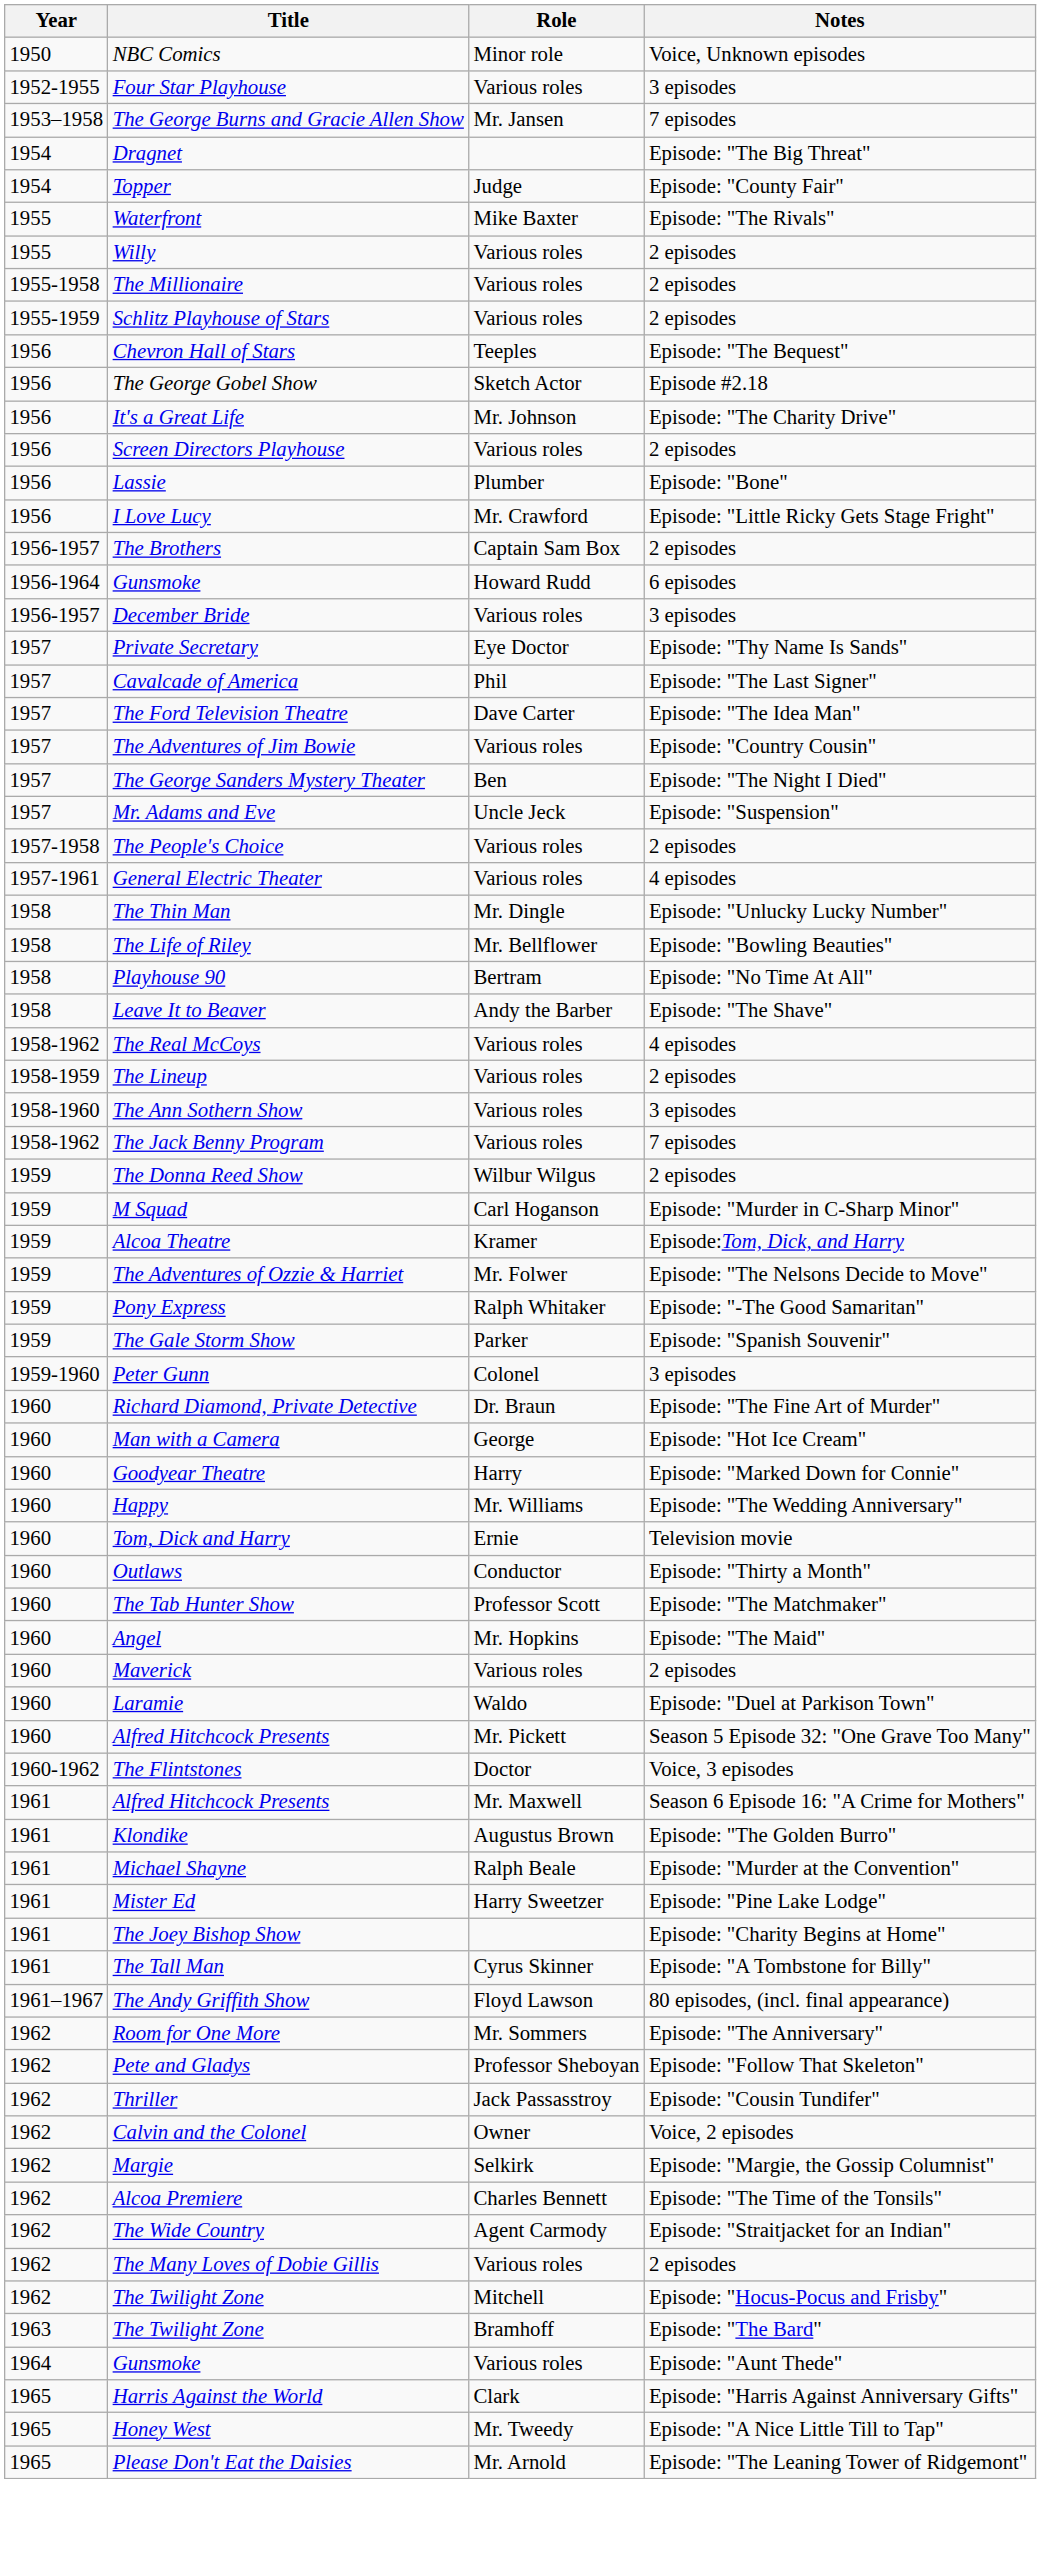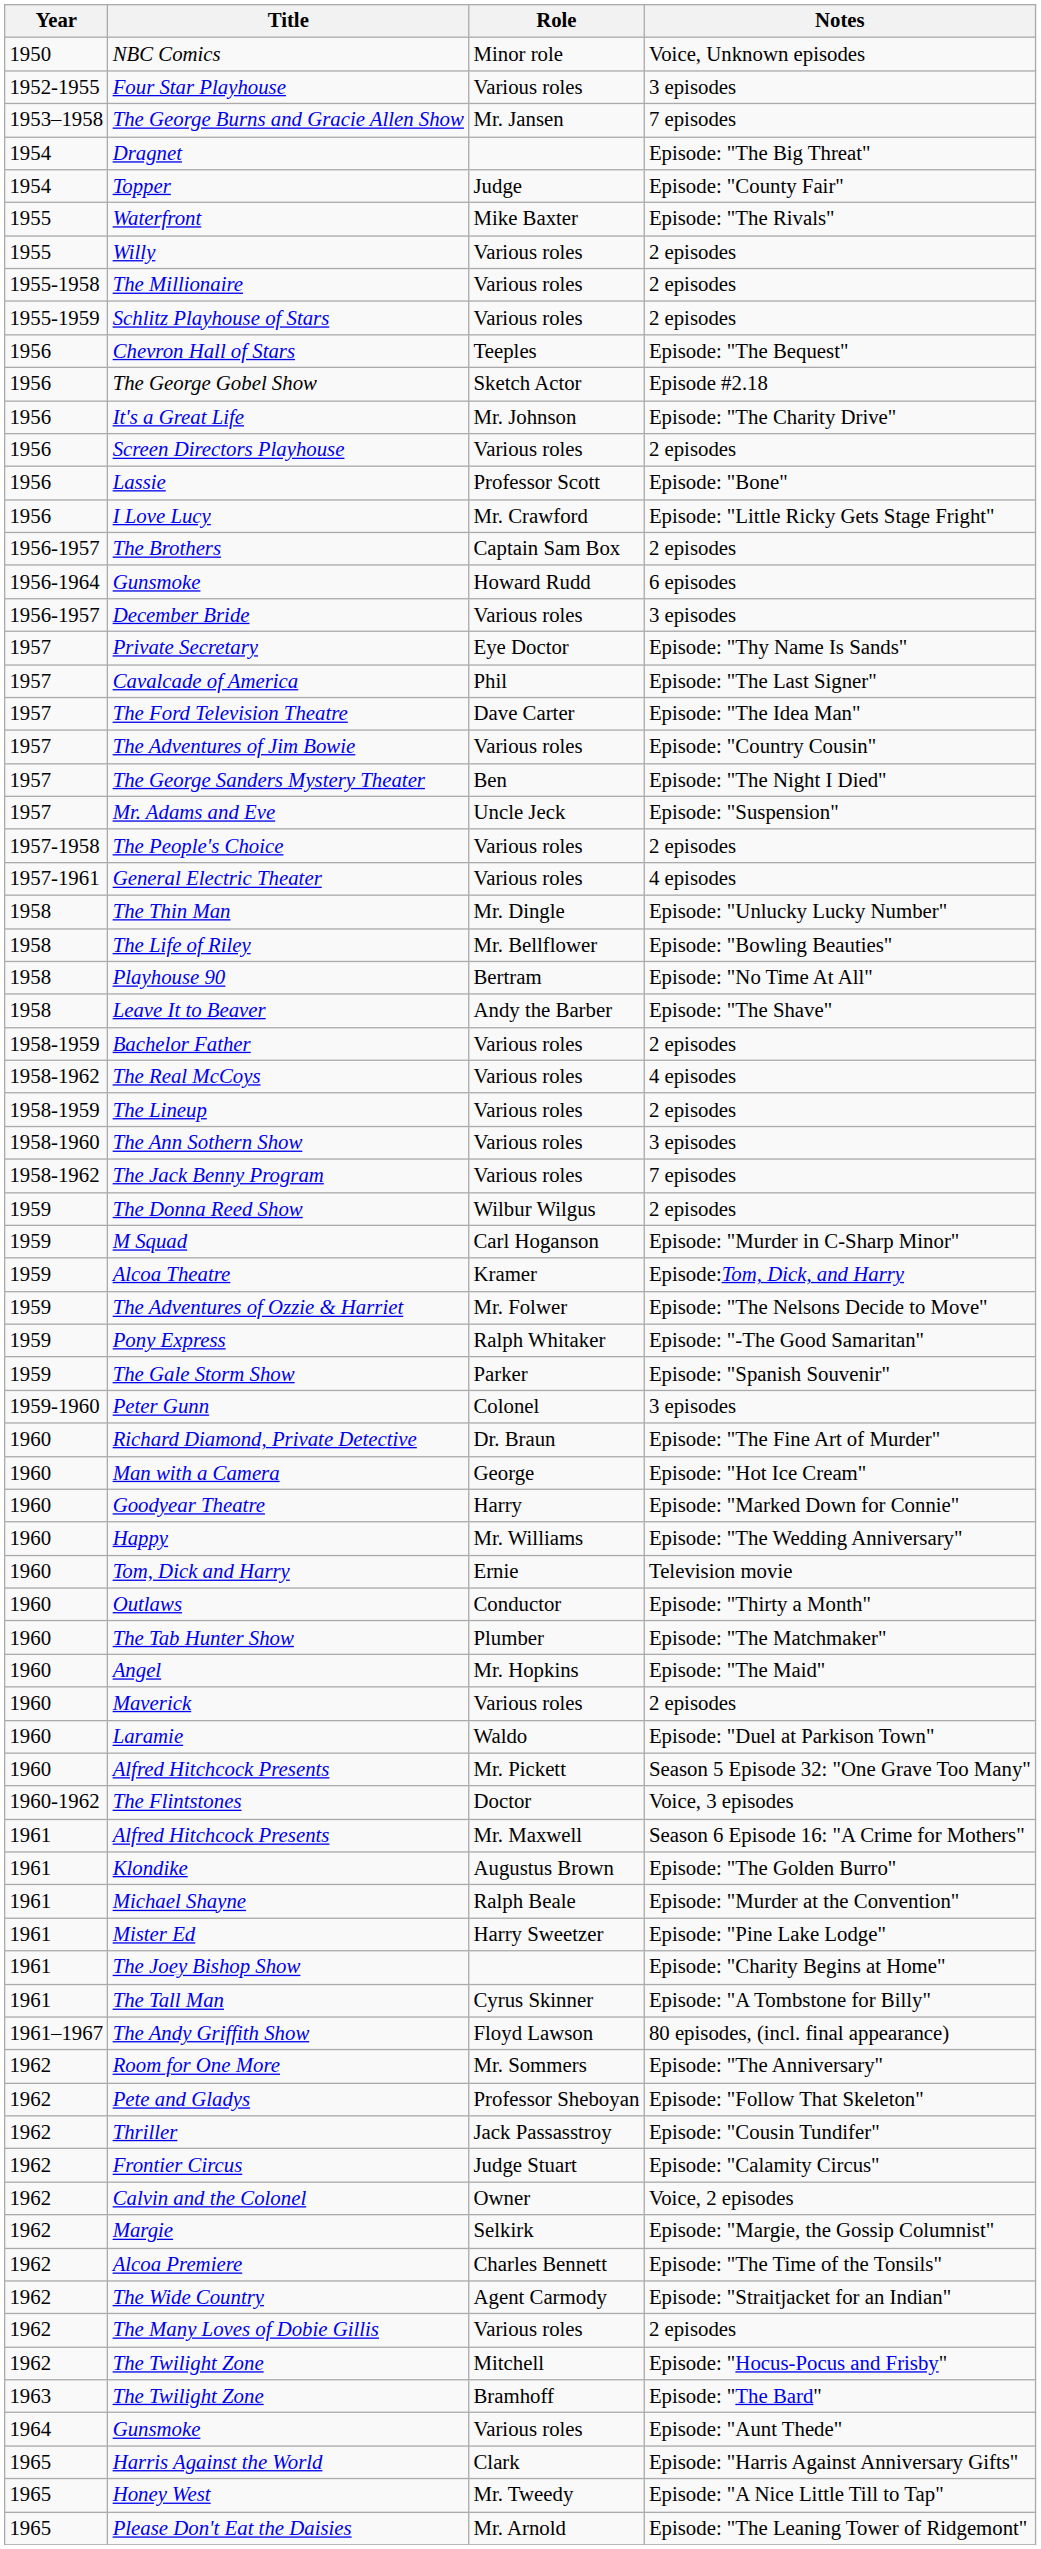(509, 482) Plumber -> (537, 482) Professor Scott
+ row: (182, 1043)
(537, 1604) Professor Scott -> (509, 1637) Plumber
+ row: (177, 2165)
